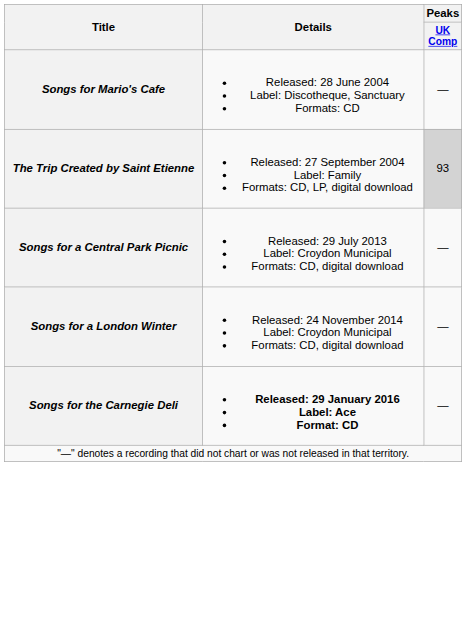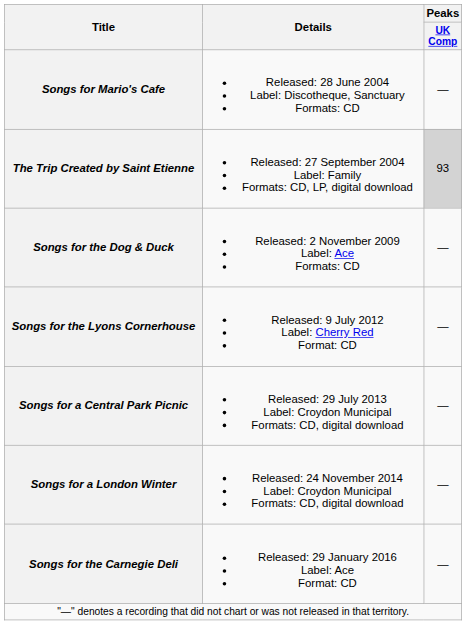+ row: (104, 247)
+ row: (104, 326)
(313, 412) bold -> (313, 570) normal
